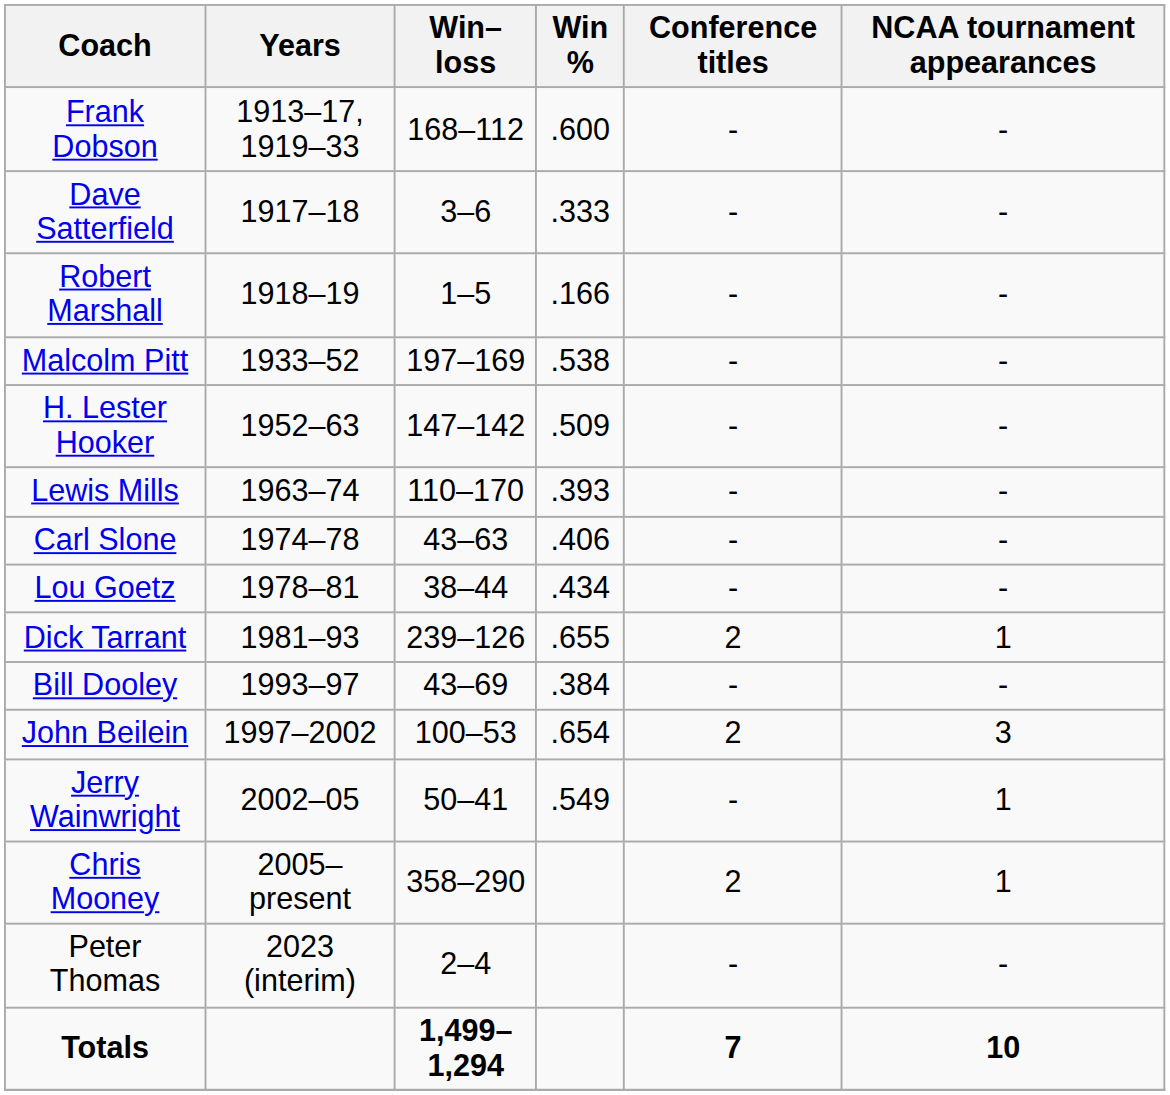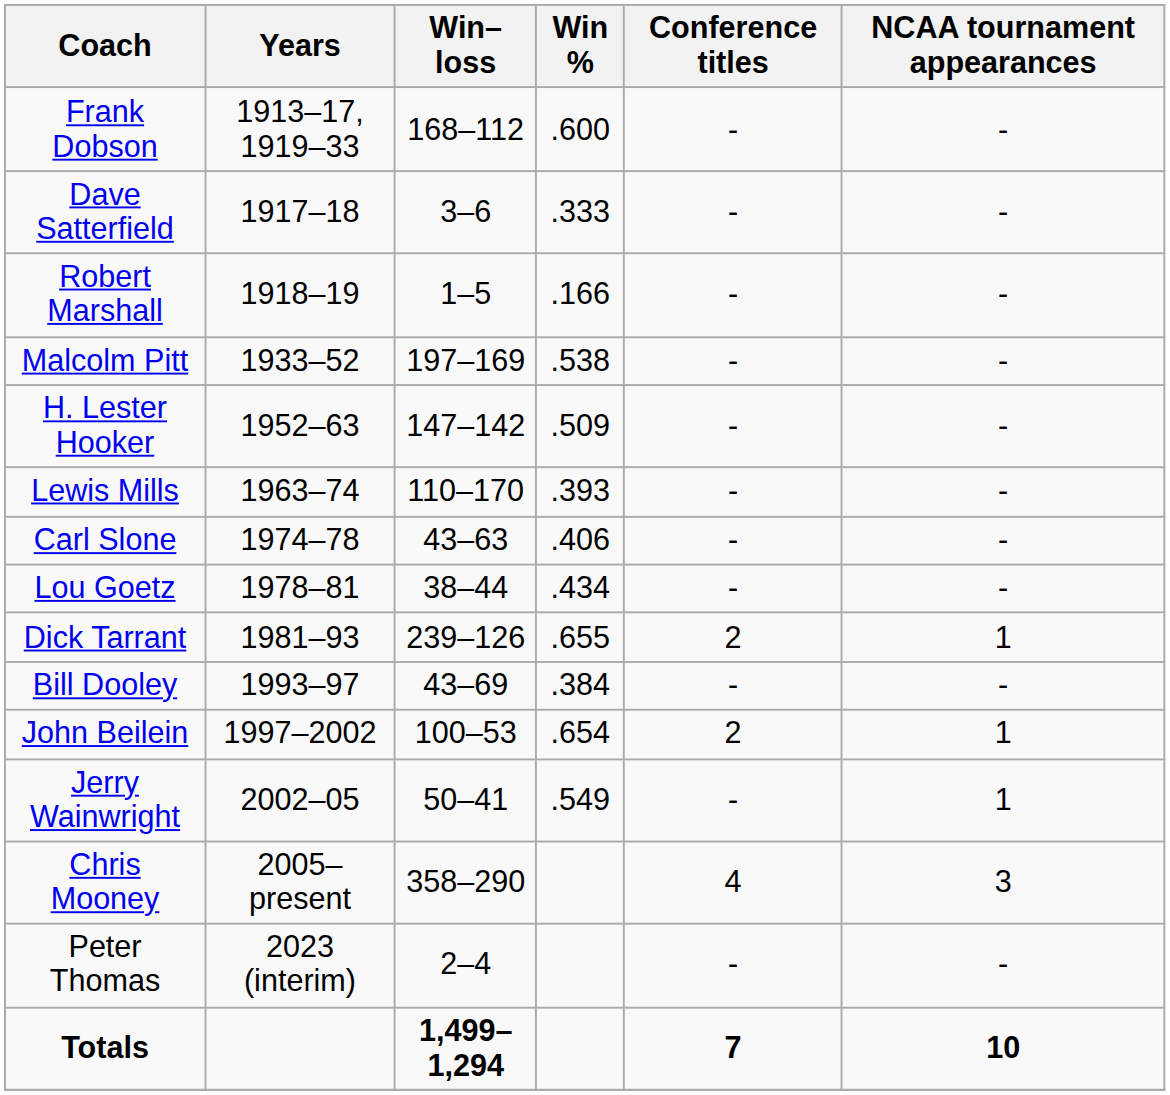(1003, 733) 3 -> (1003, 733) 1
(733, 882) 2 -> (733, 882) 4
(1003, 882) 1 -> (1003, 882) 3
